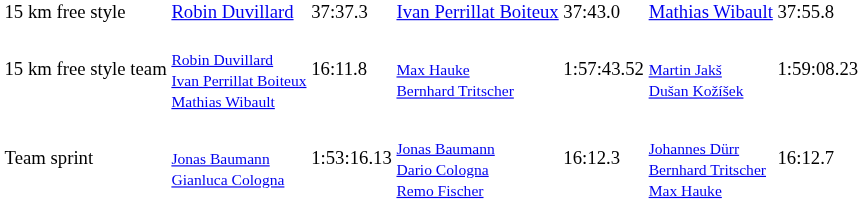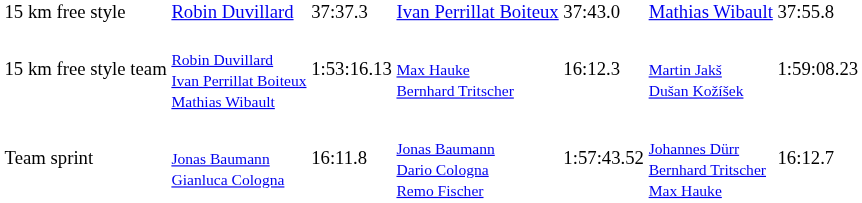(339, 69) 16:11.8 -> (351, 69) 1:53:16.13
(604, 69) 1:57:43.52 -> (592, 69) 16:12.3
(351, 158) 1:53:16.13 -> (339, 158) 16:11.8
(592, 158) 16:12.3 -> (604, 158) 1:57:43.52
